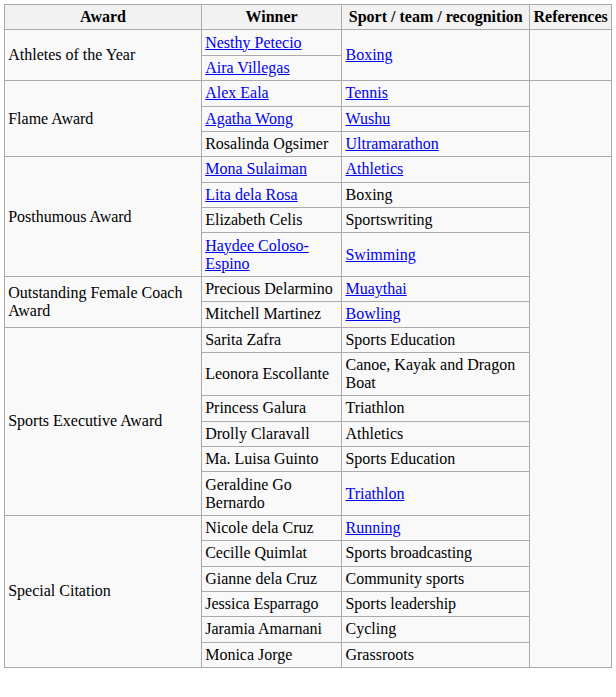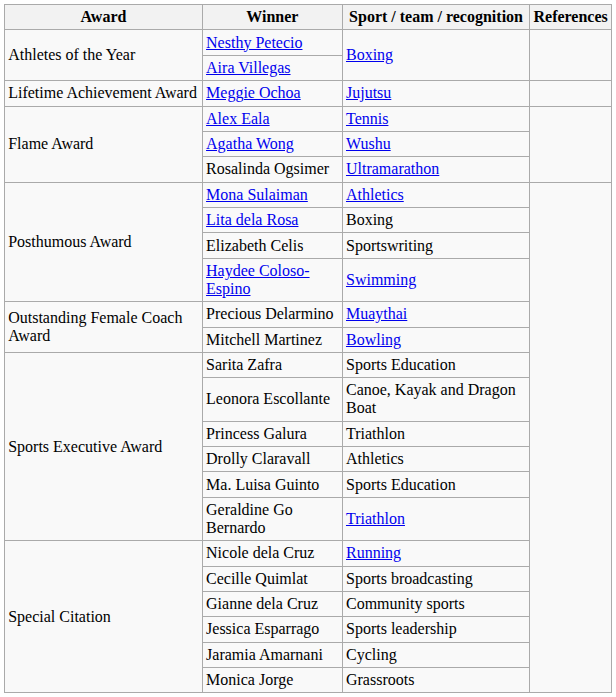+ row: (253, 93)
